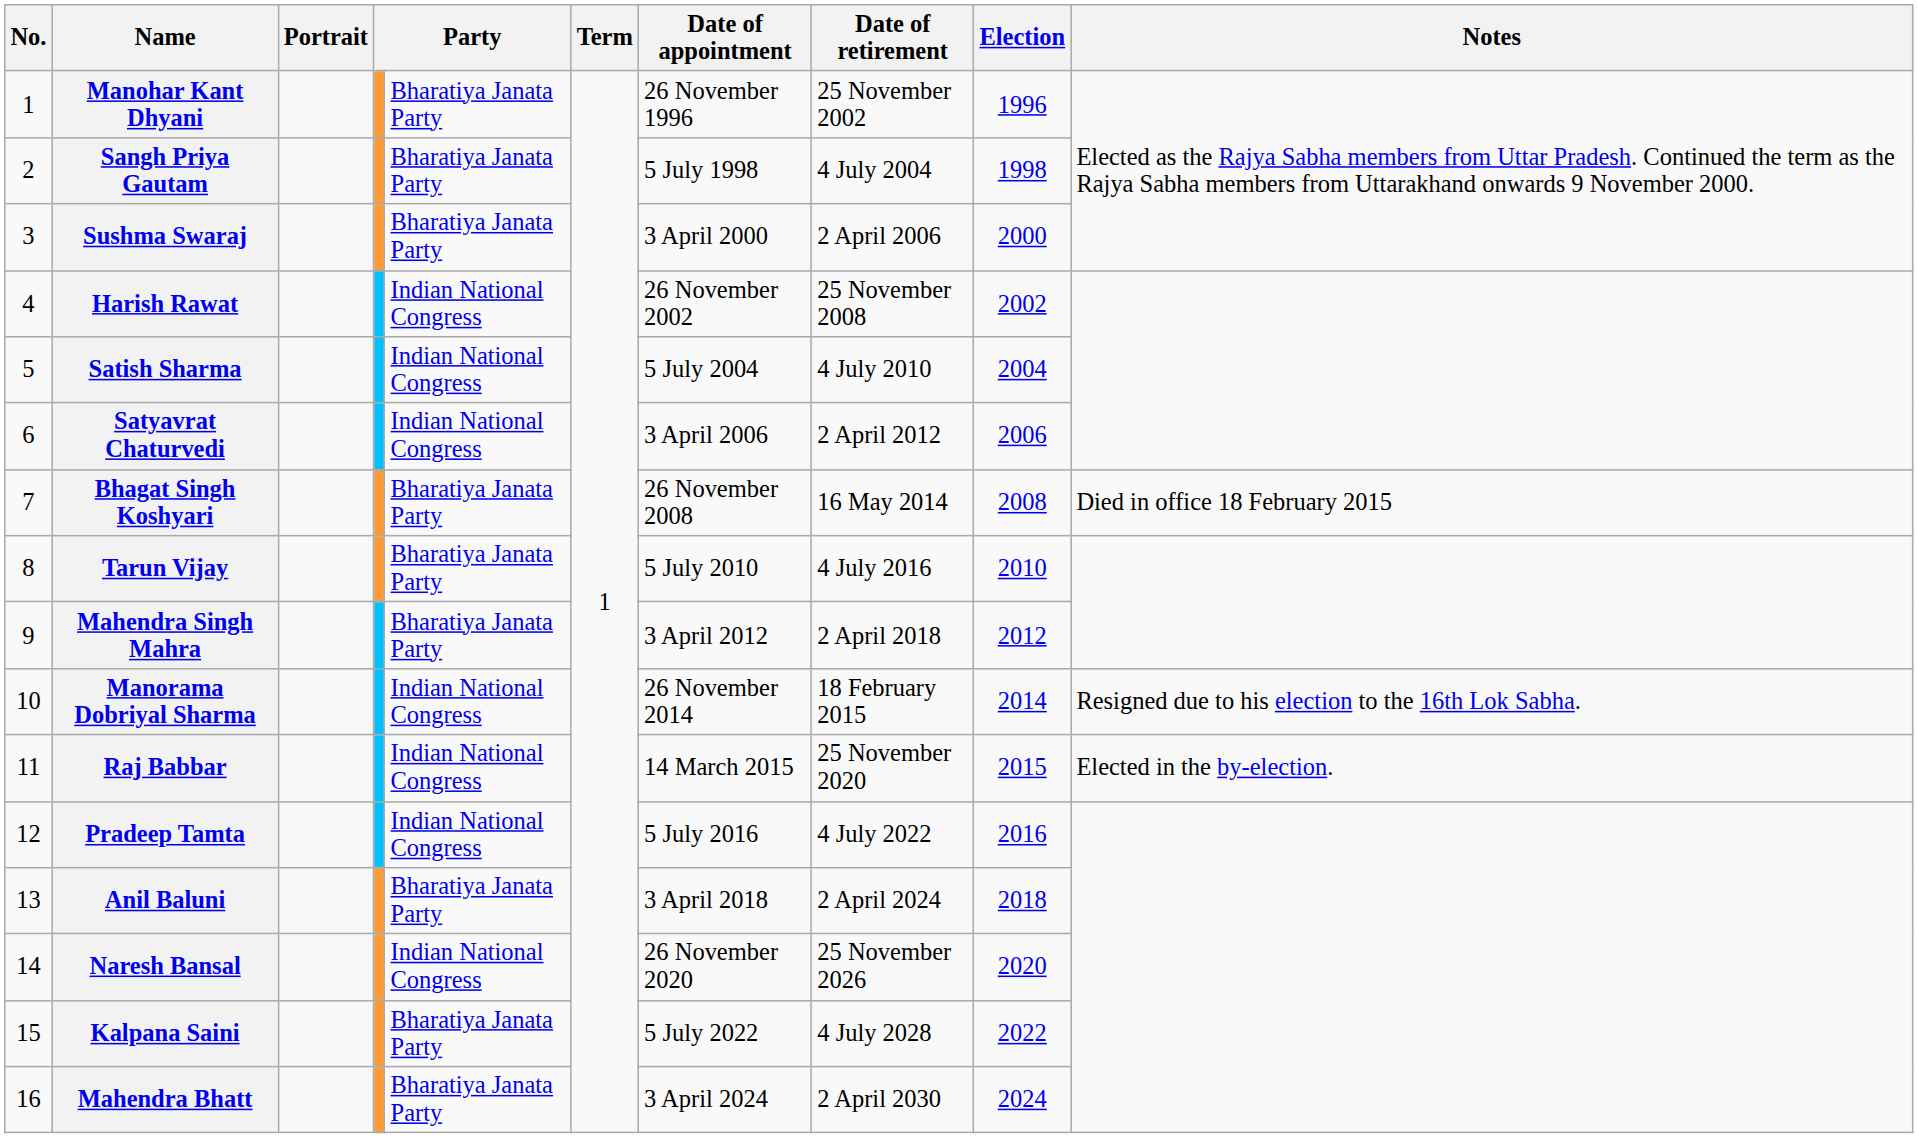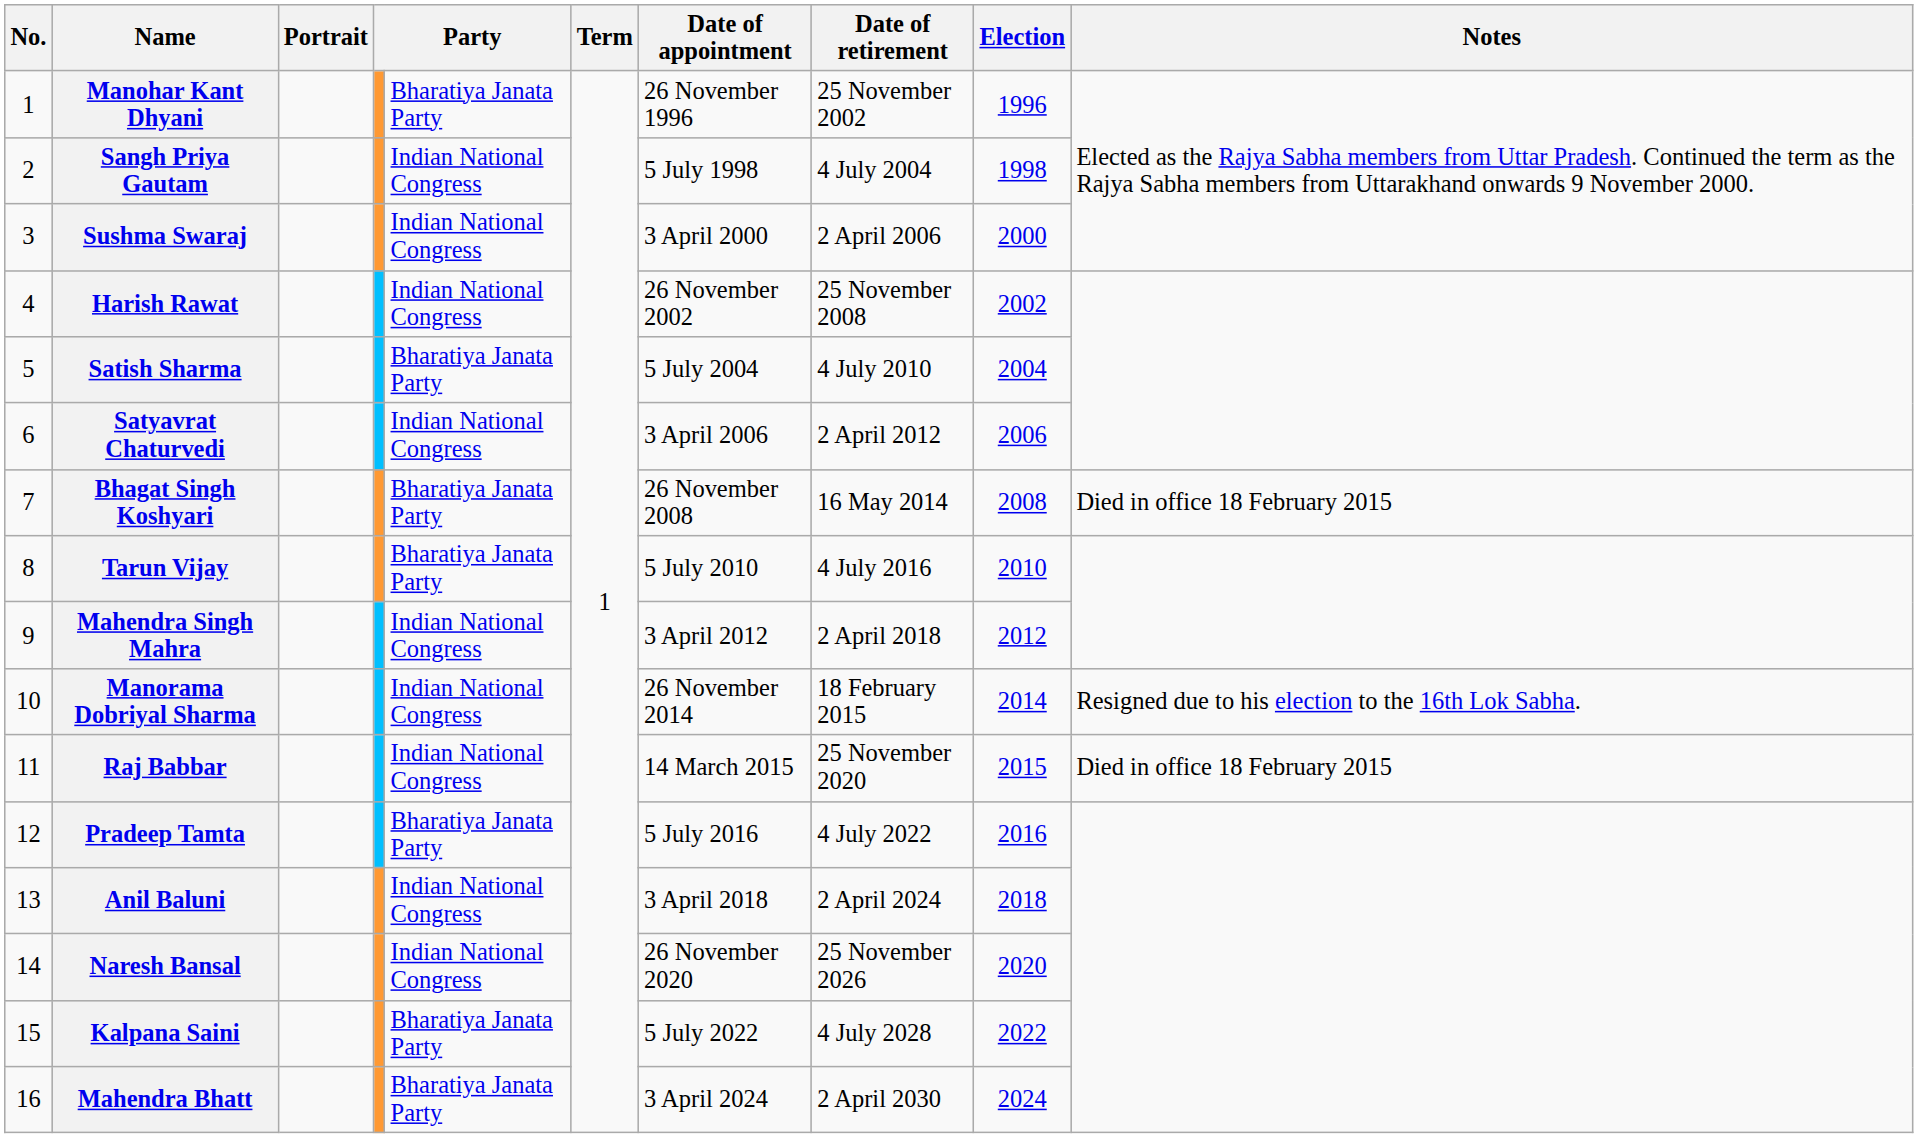(472, 170) Bharatiya Janata Party -> (467, 170) Indian National Congress
(472, 236) Bharatiya Janata Party -> (467, 236) Indian National Congress
(467, 369) Indian National Congress -> (472, 369) Bharatiya Janata Party
(472, 634) Bharatiya Janata Party -> (467, 634) Indian National Congress
(1205, 767) Elected in the by-election. -> (1234, 767) Died in office 18 February 2015
(467, 834) Indian National Congress -> (472, 834) Bharatiya Janata Party
(472, 900) Bharatiya Janata Party -> (467, 900) Indian National Congress
